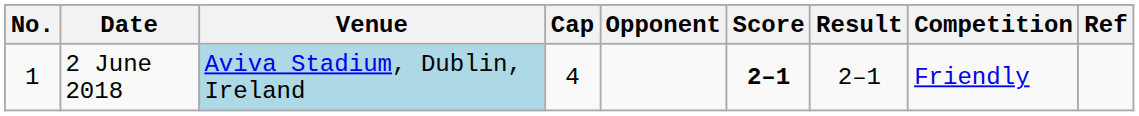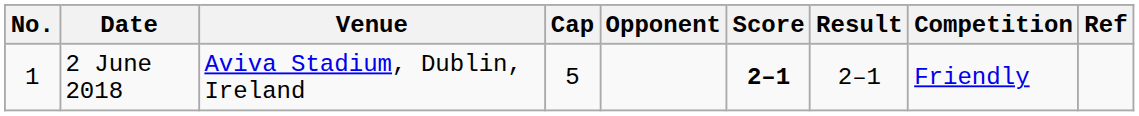(363, 78) lightblue background -> (363, 78) no background
(572, 78) 4 -> (572, 78) 5
